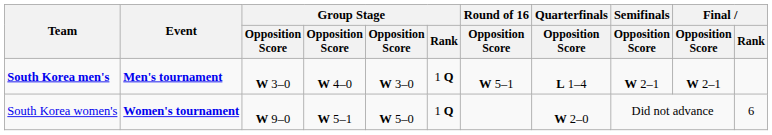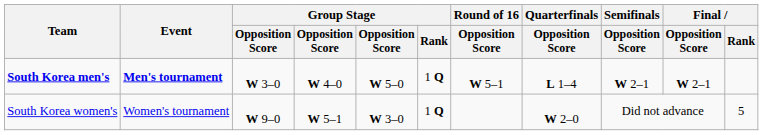(396, 84) W 3–0 -> (387, 84) W 5–0
(181, 112) bold -> (176, 112) normal
(396, 119) W 5–0 -> (387, 119) W 3–0
(751, 112) 6 -> (741, 112) 5
